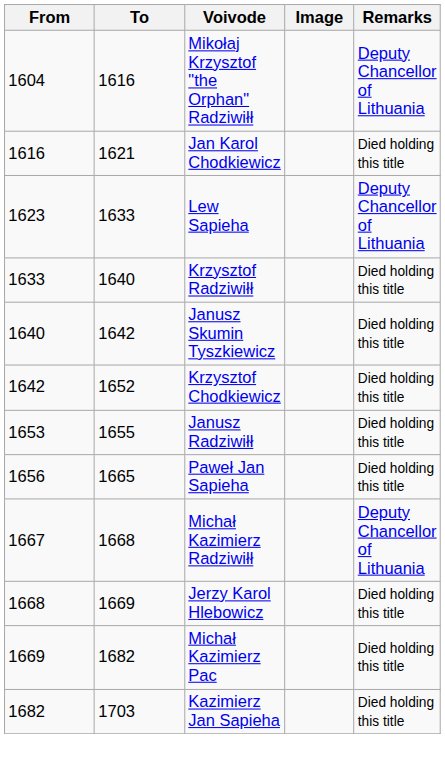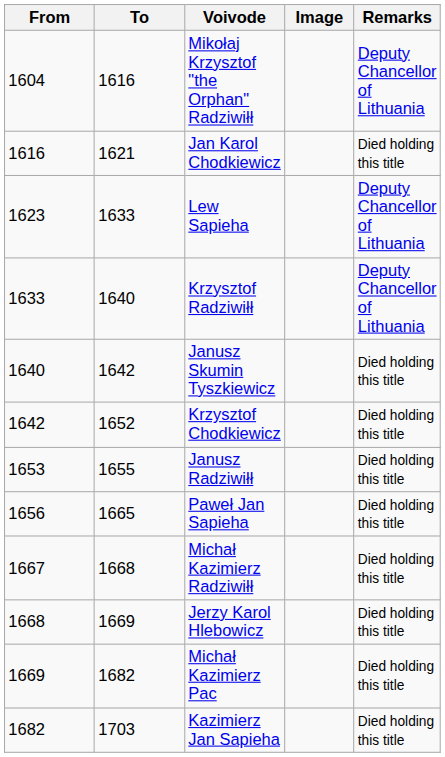(396, 280) Died holding this title -> (397, 298) Deputy Chancellor of Lithuania
(397, 540) Deputy Chancellor of Lithuania -> (396, 569) Died holding this title
